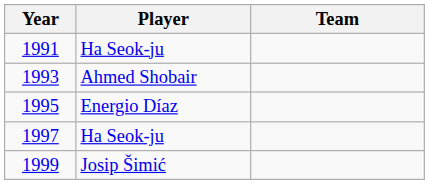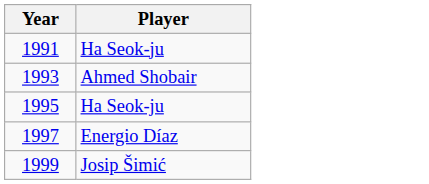- column: (337, 19)
(129, 106) Energio Díaz -> (122, 106) Ha Seok-ju
(122, 135) Ha Seok-ju -> (129, 135) Energio Díaz
